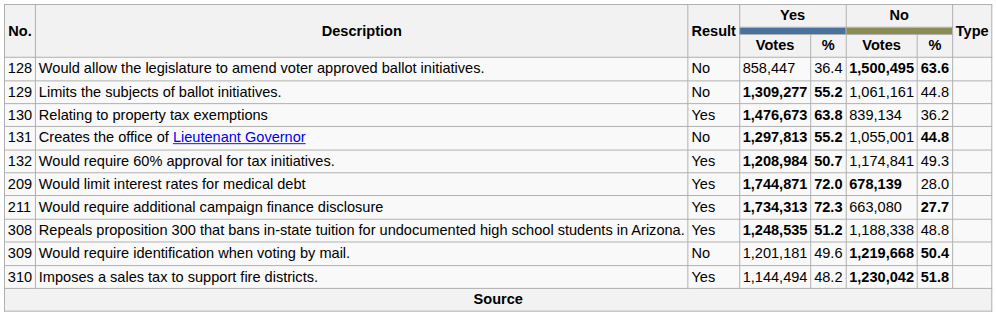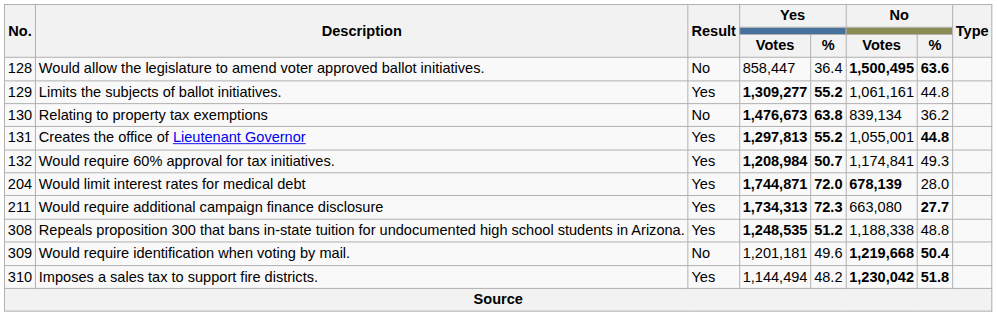(701, 92) No -> (703, 92) Yes
(703, 115) Yes -> (701, 115) No
(701, 138) No -> (703, 138) Yes
(20, 184) 209 -> (20, 184) 204
